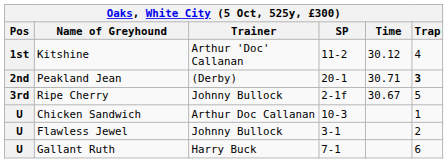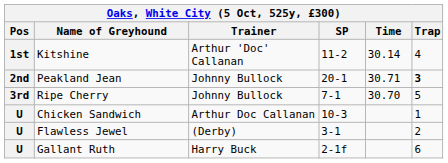(384, 55) 30.12 -> (384, 55) 30.14
(214, 78) (Derby) -> (237, 78) Johnny Bullock
(334, 96) 2-1f -> (331, 96) 7-1
(384, 96) 30.67 -> (384, 96) 30.70
(237, 131) Johnny Bullock -> (214, 131) (Derby)
(331, 149) 7-1 -> (334, 149) 2-1f
